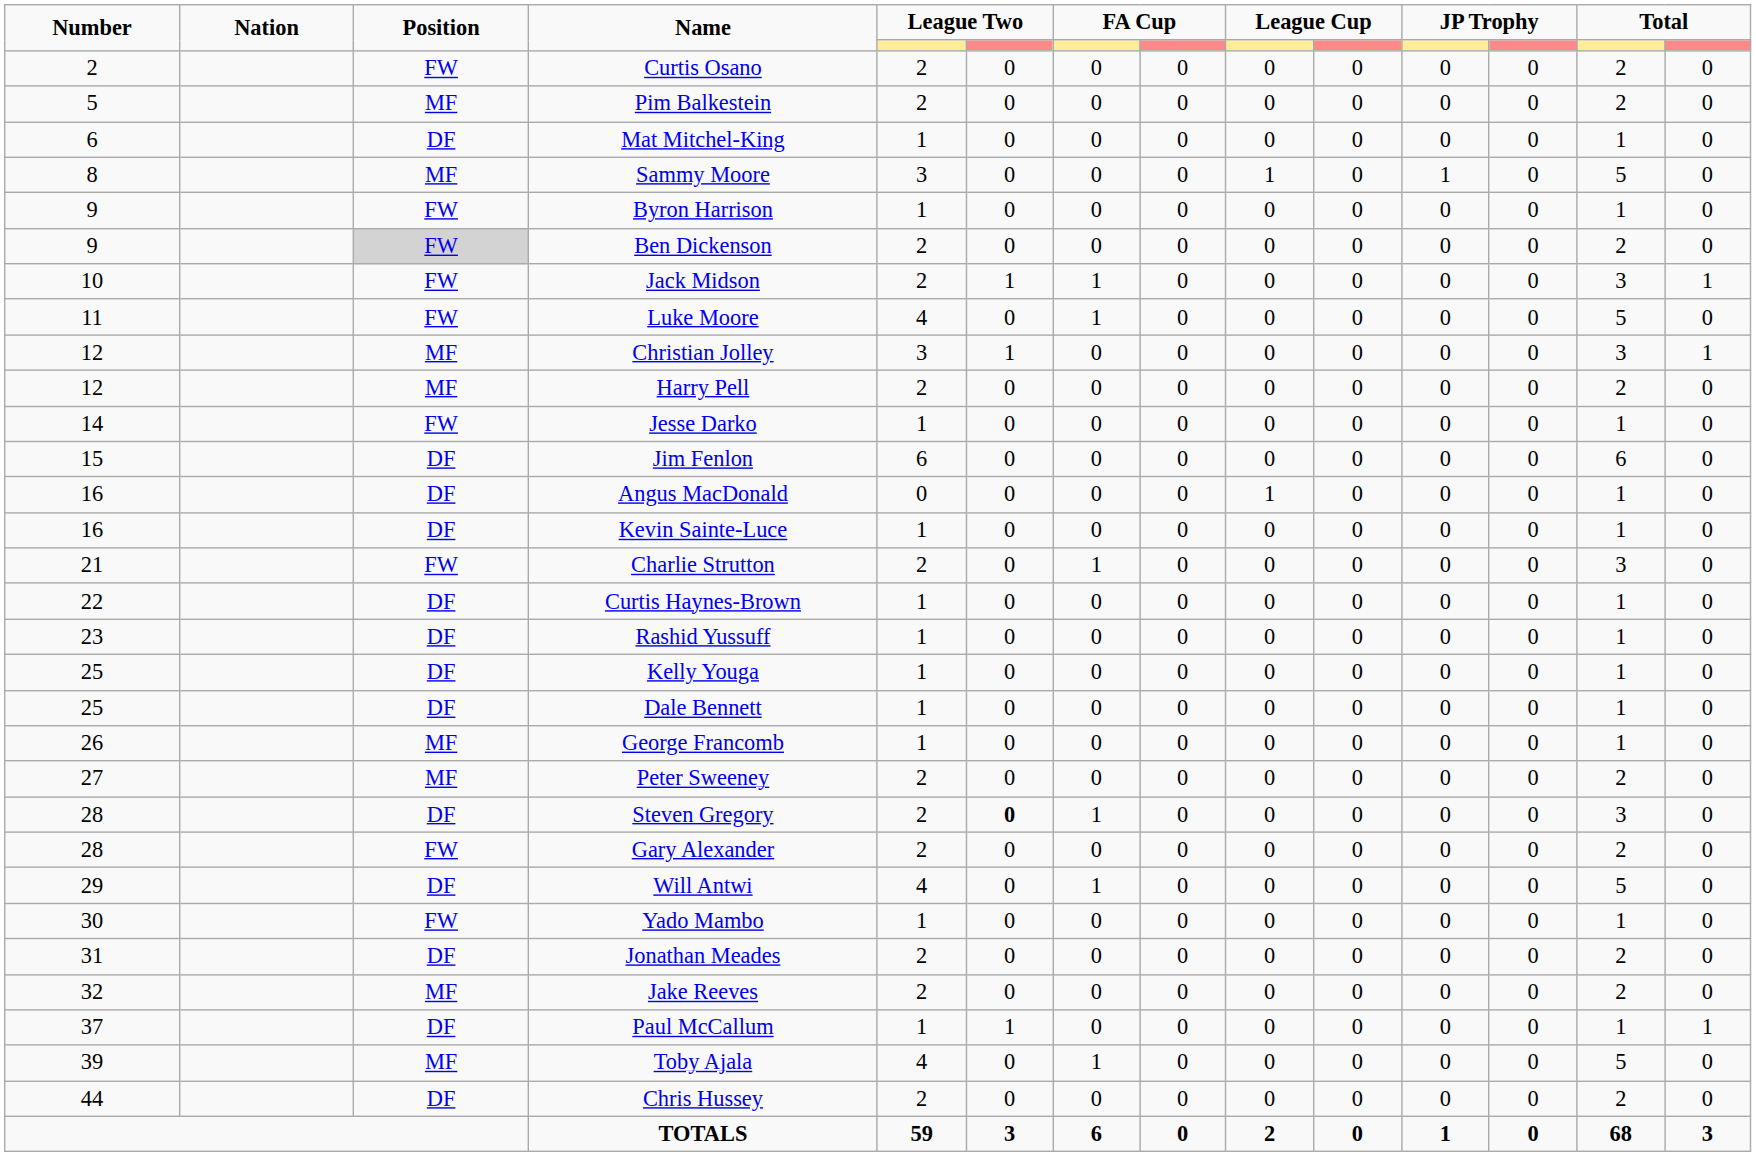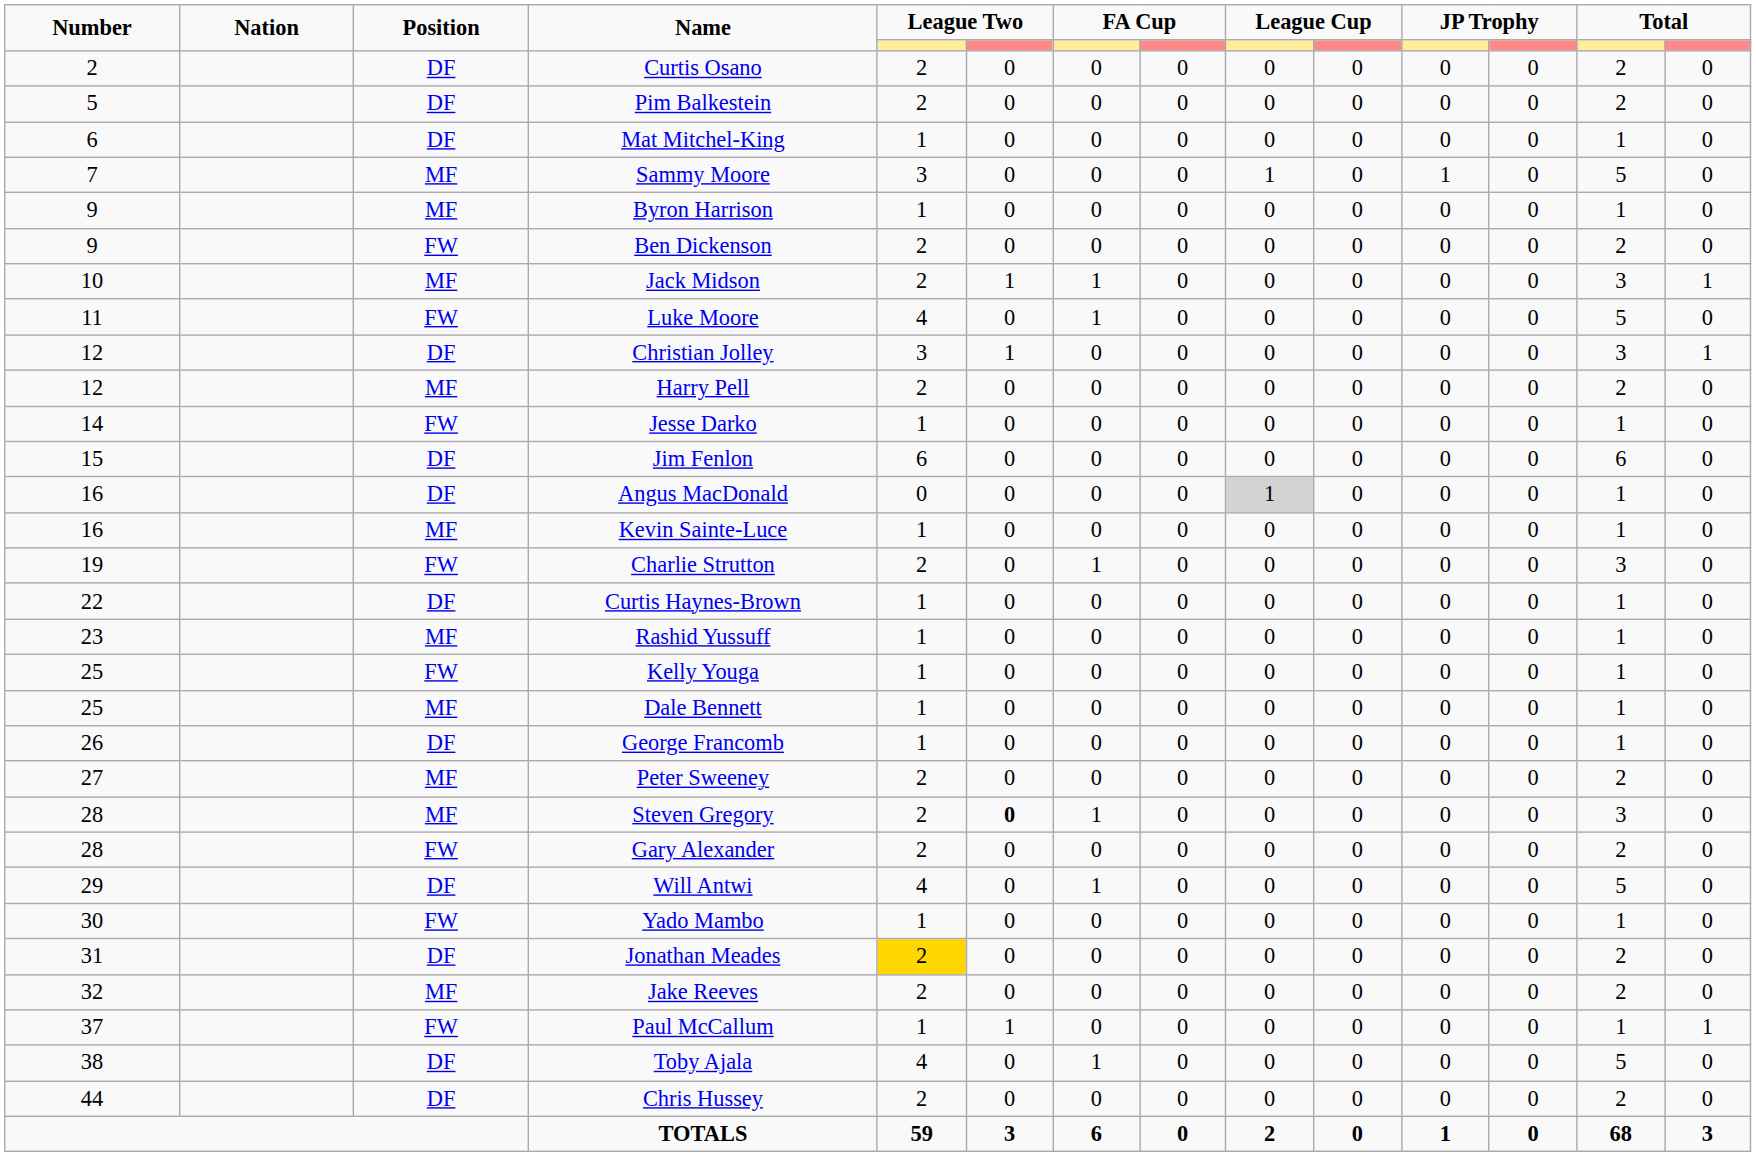(441, 68) FW -> (441, 68) DF
(441, 103) MF -> (441, 103) DF
(92, 174) 8 -> (92, 174) 7
(441, 210) FW -> (441, 210) MF
(441, 245) lightgrey background -> (441, 245) no background
(441, 281) FW -> (441, 281) MF
(441, 352) MF -> (441, 352) DF
(1270, 494) no background -> (1270, 494) lightgrey background
(441, 529) DF -> (441, 529) MF
(92, 565) 21 -> (92, 565) 19
(441, 636) DF -> (441, 636) MF
(441, 672) DF -> (441, 672) FW
(441, 707) DF -> (441, 707) MF
(441, 743) MF -> (441, 743) DF
(441, 814) DF -> (441, 814) MF
(922, 956) no background -> (922, 956) gold background
(441, 1027) DF -> (441, 1027) FW
(92, 1062) 39 -> (92, 1062) 38
(441, 1062) MF -> (441, 1062) DF
